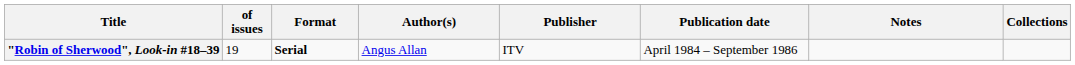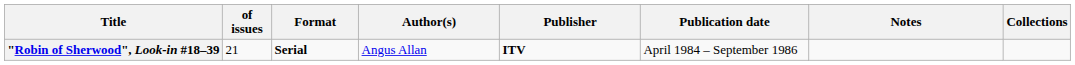(232, 49) 19 -> (232, 49) 21
(513, 49) normal -> (514, 49) bold
